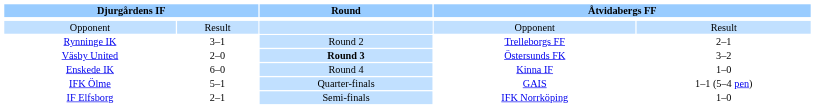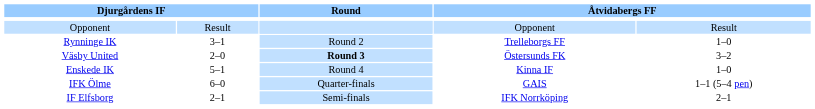(724, 41) 2–1 -> (724, 41) 1–0
(218, 69) 6–0 -> (218, 69) 5–1
(218, 83) 5–1 -> (218, 83) 6–0
(724, 97) 1–0 -> (724, 97) 2–1
